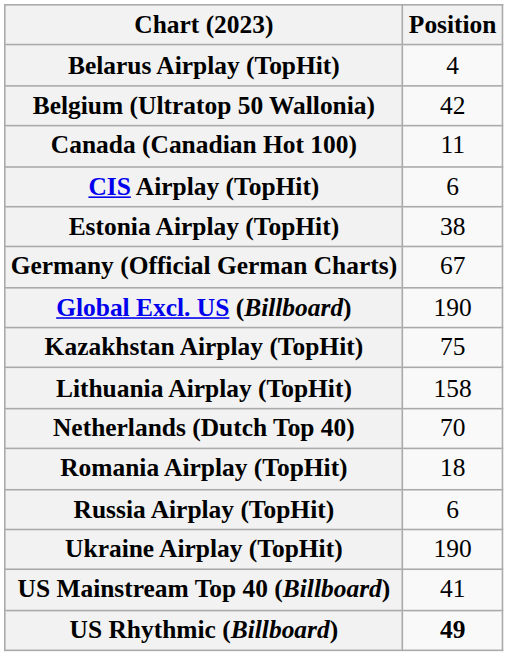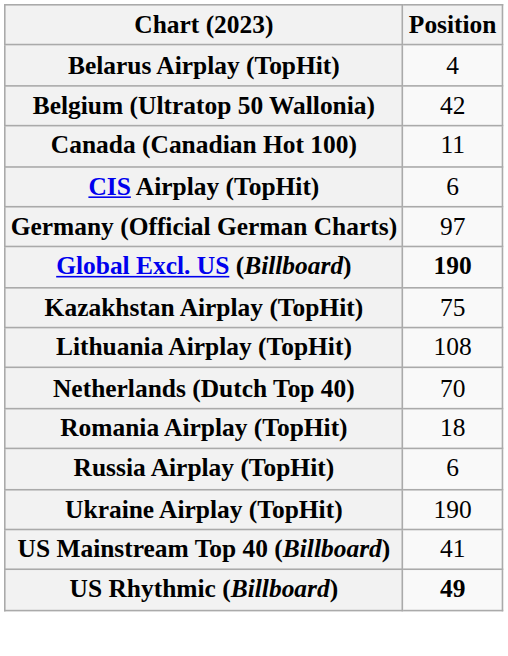- row: (204, 226)
(453, 266) 67 -> (453, 226) 97
(453, 307) normal -> (453, 266) bold
(453, 387) 158 -> (453, 347) 108
